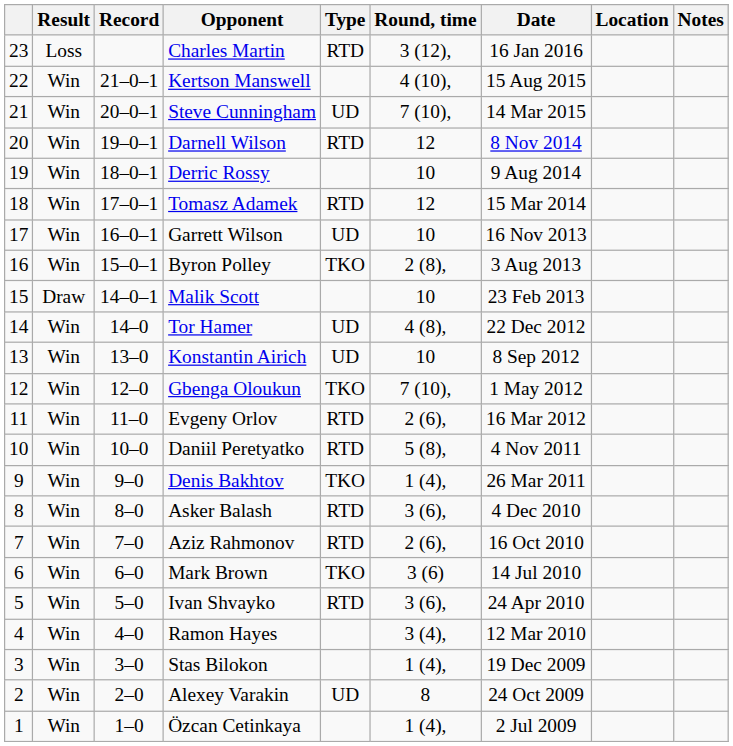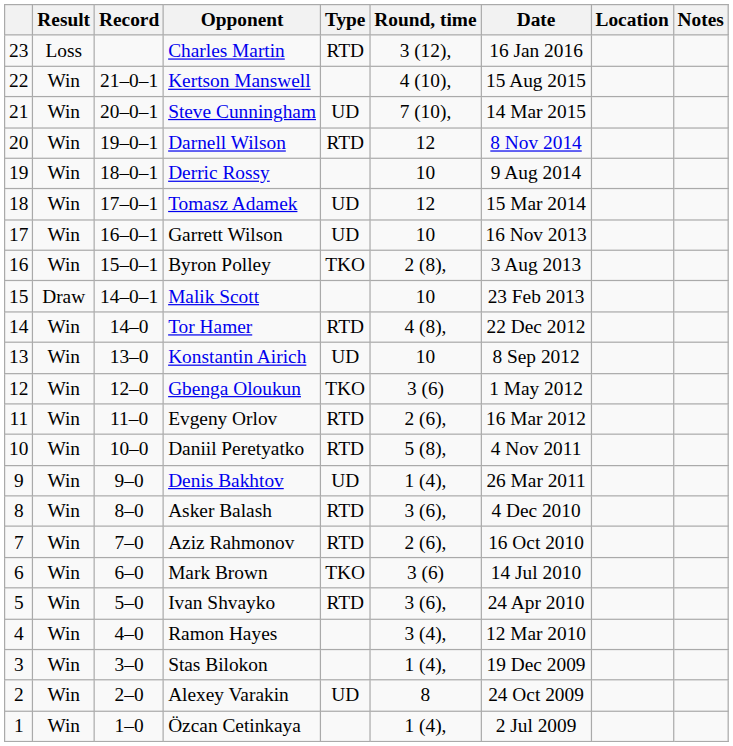(345, 204) RTD -> (345, 204) UD
(345, 326) UD -> (345, 326) RTD
(425, 388) 7 (10), -> (425, 388) 3 (6)
(345, 480) TKO -> (345, 480) UD
